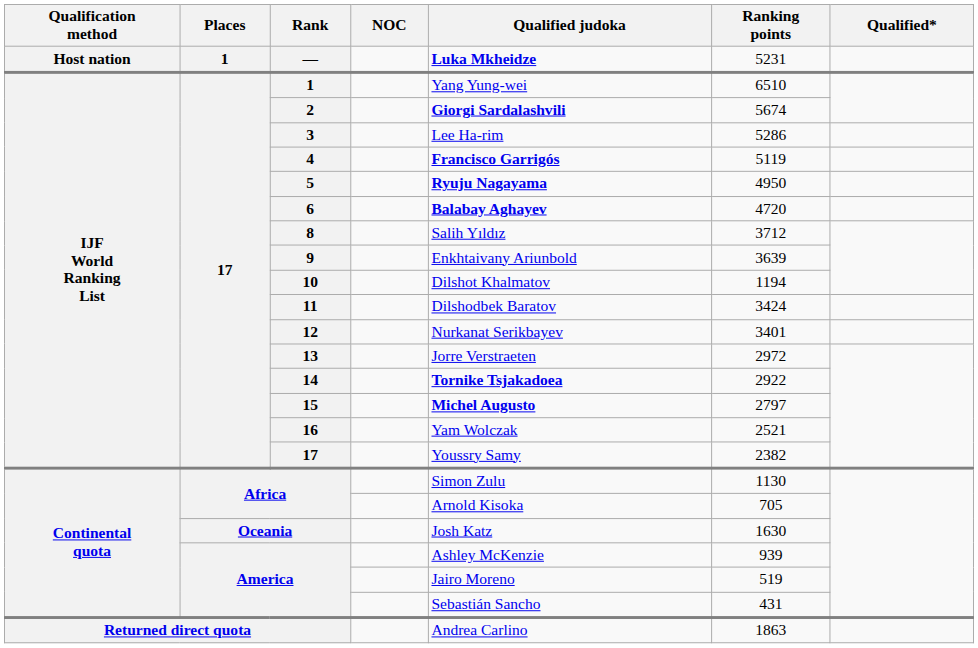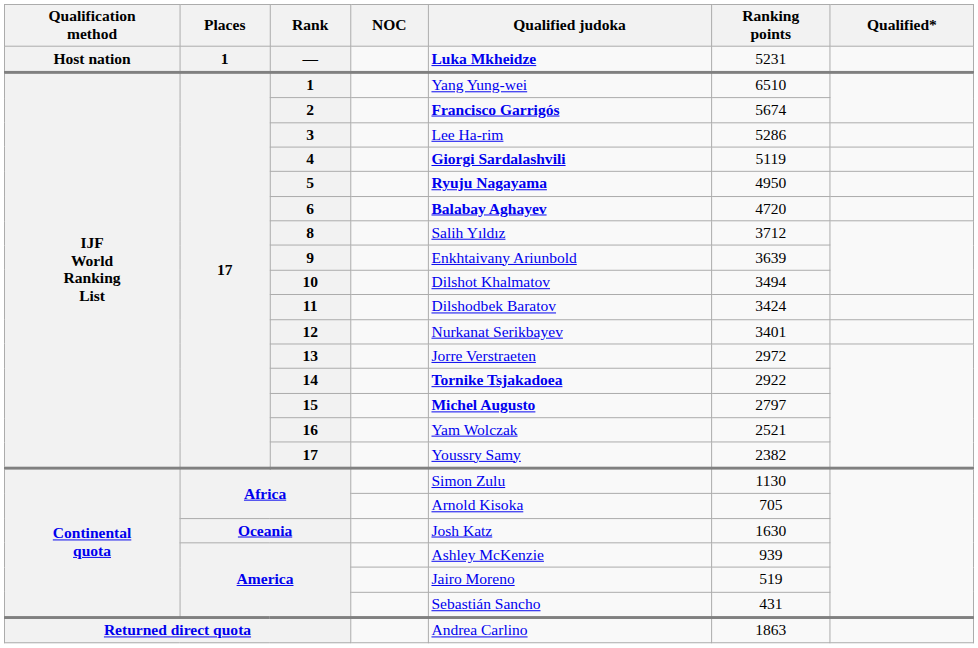(499, 110) Giorgi Sardalashvili -> (495, 110) Francisco Garrigós
(495, 159) Francisco Garrigós -> (499, 159) Giorgi Sardalashvili
(771, 282) 1194 -> (771, 282) 3494
